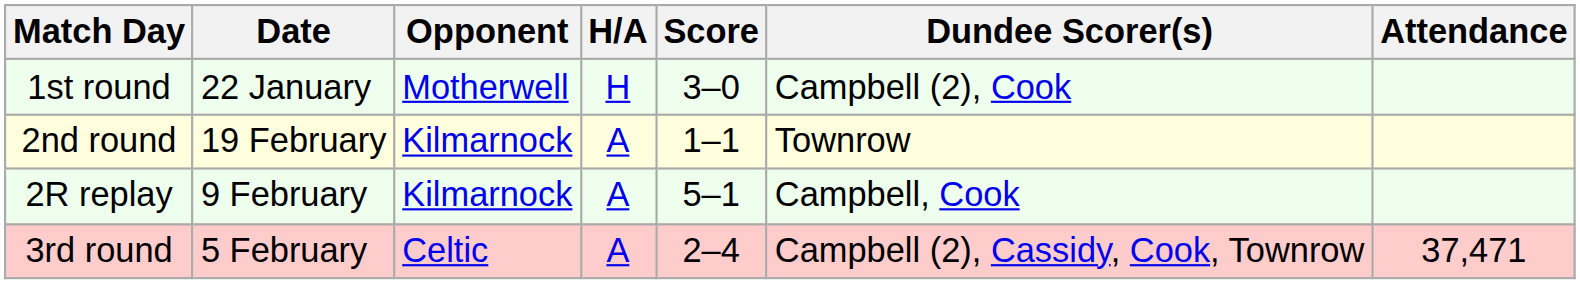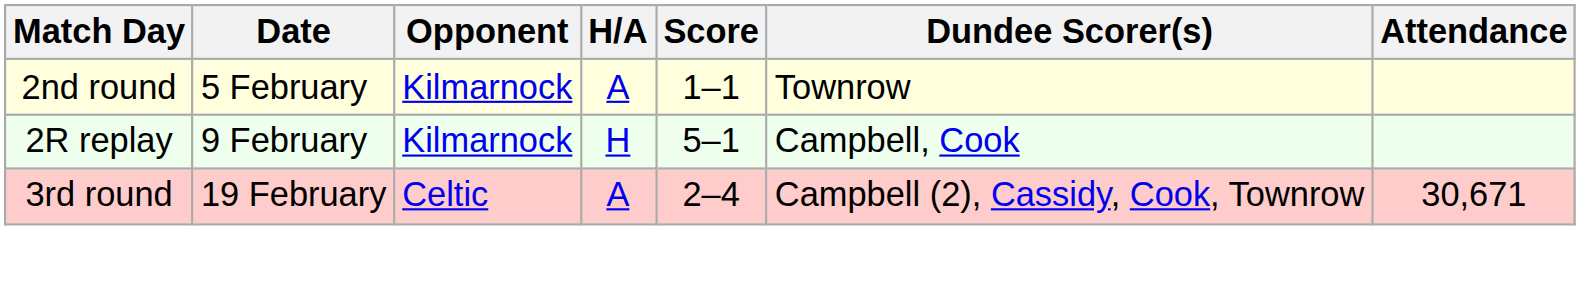- row: (99, 86)
(294, 140) 19 February -> (284, 86) 5 February
(618, 195) A -> (618, 140) H
(284, 250) 5 February -> (294, 195) 19 February
(1474, 250) 37,471 -> (1474, 195) 30,671
